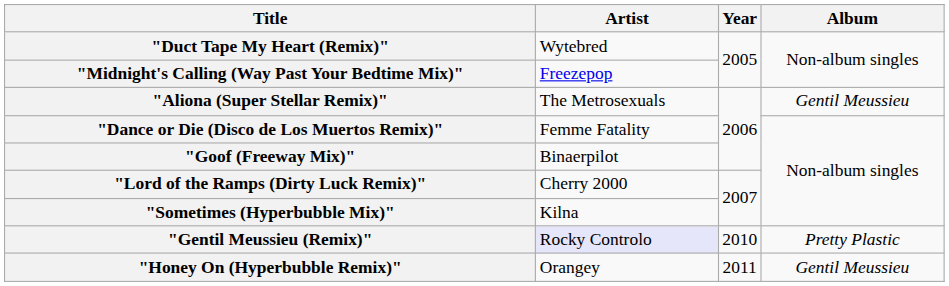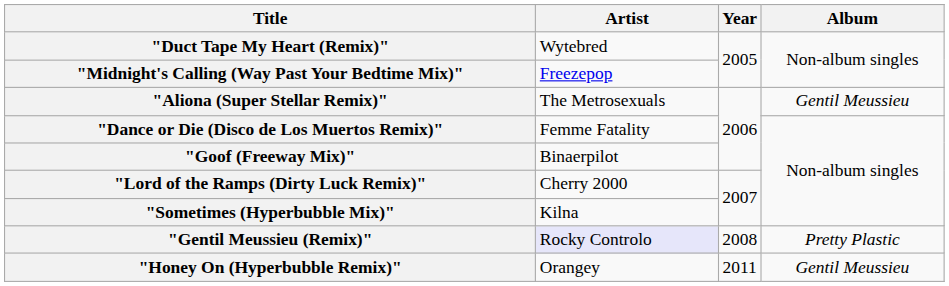(740, 239) 2010 -> (740, 239) 2008
